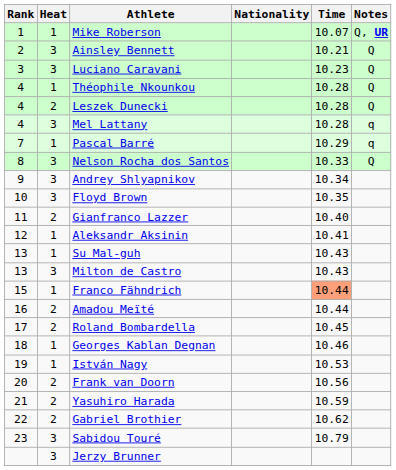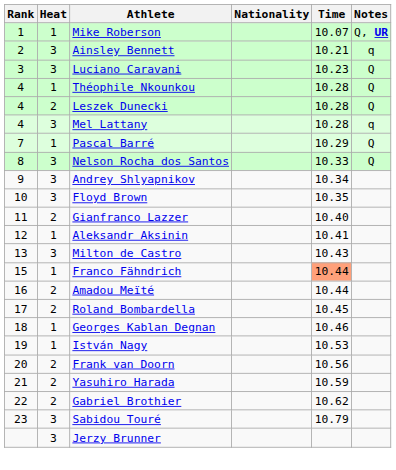(371, 51) Q -> (371, 51) q
(371, 143) q -> (371, 143) Q
- row: (106, 253)
